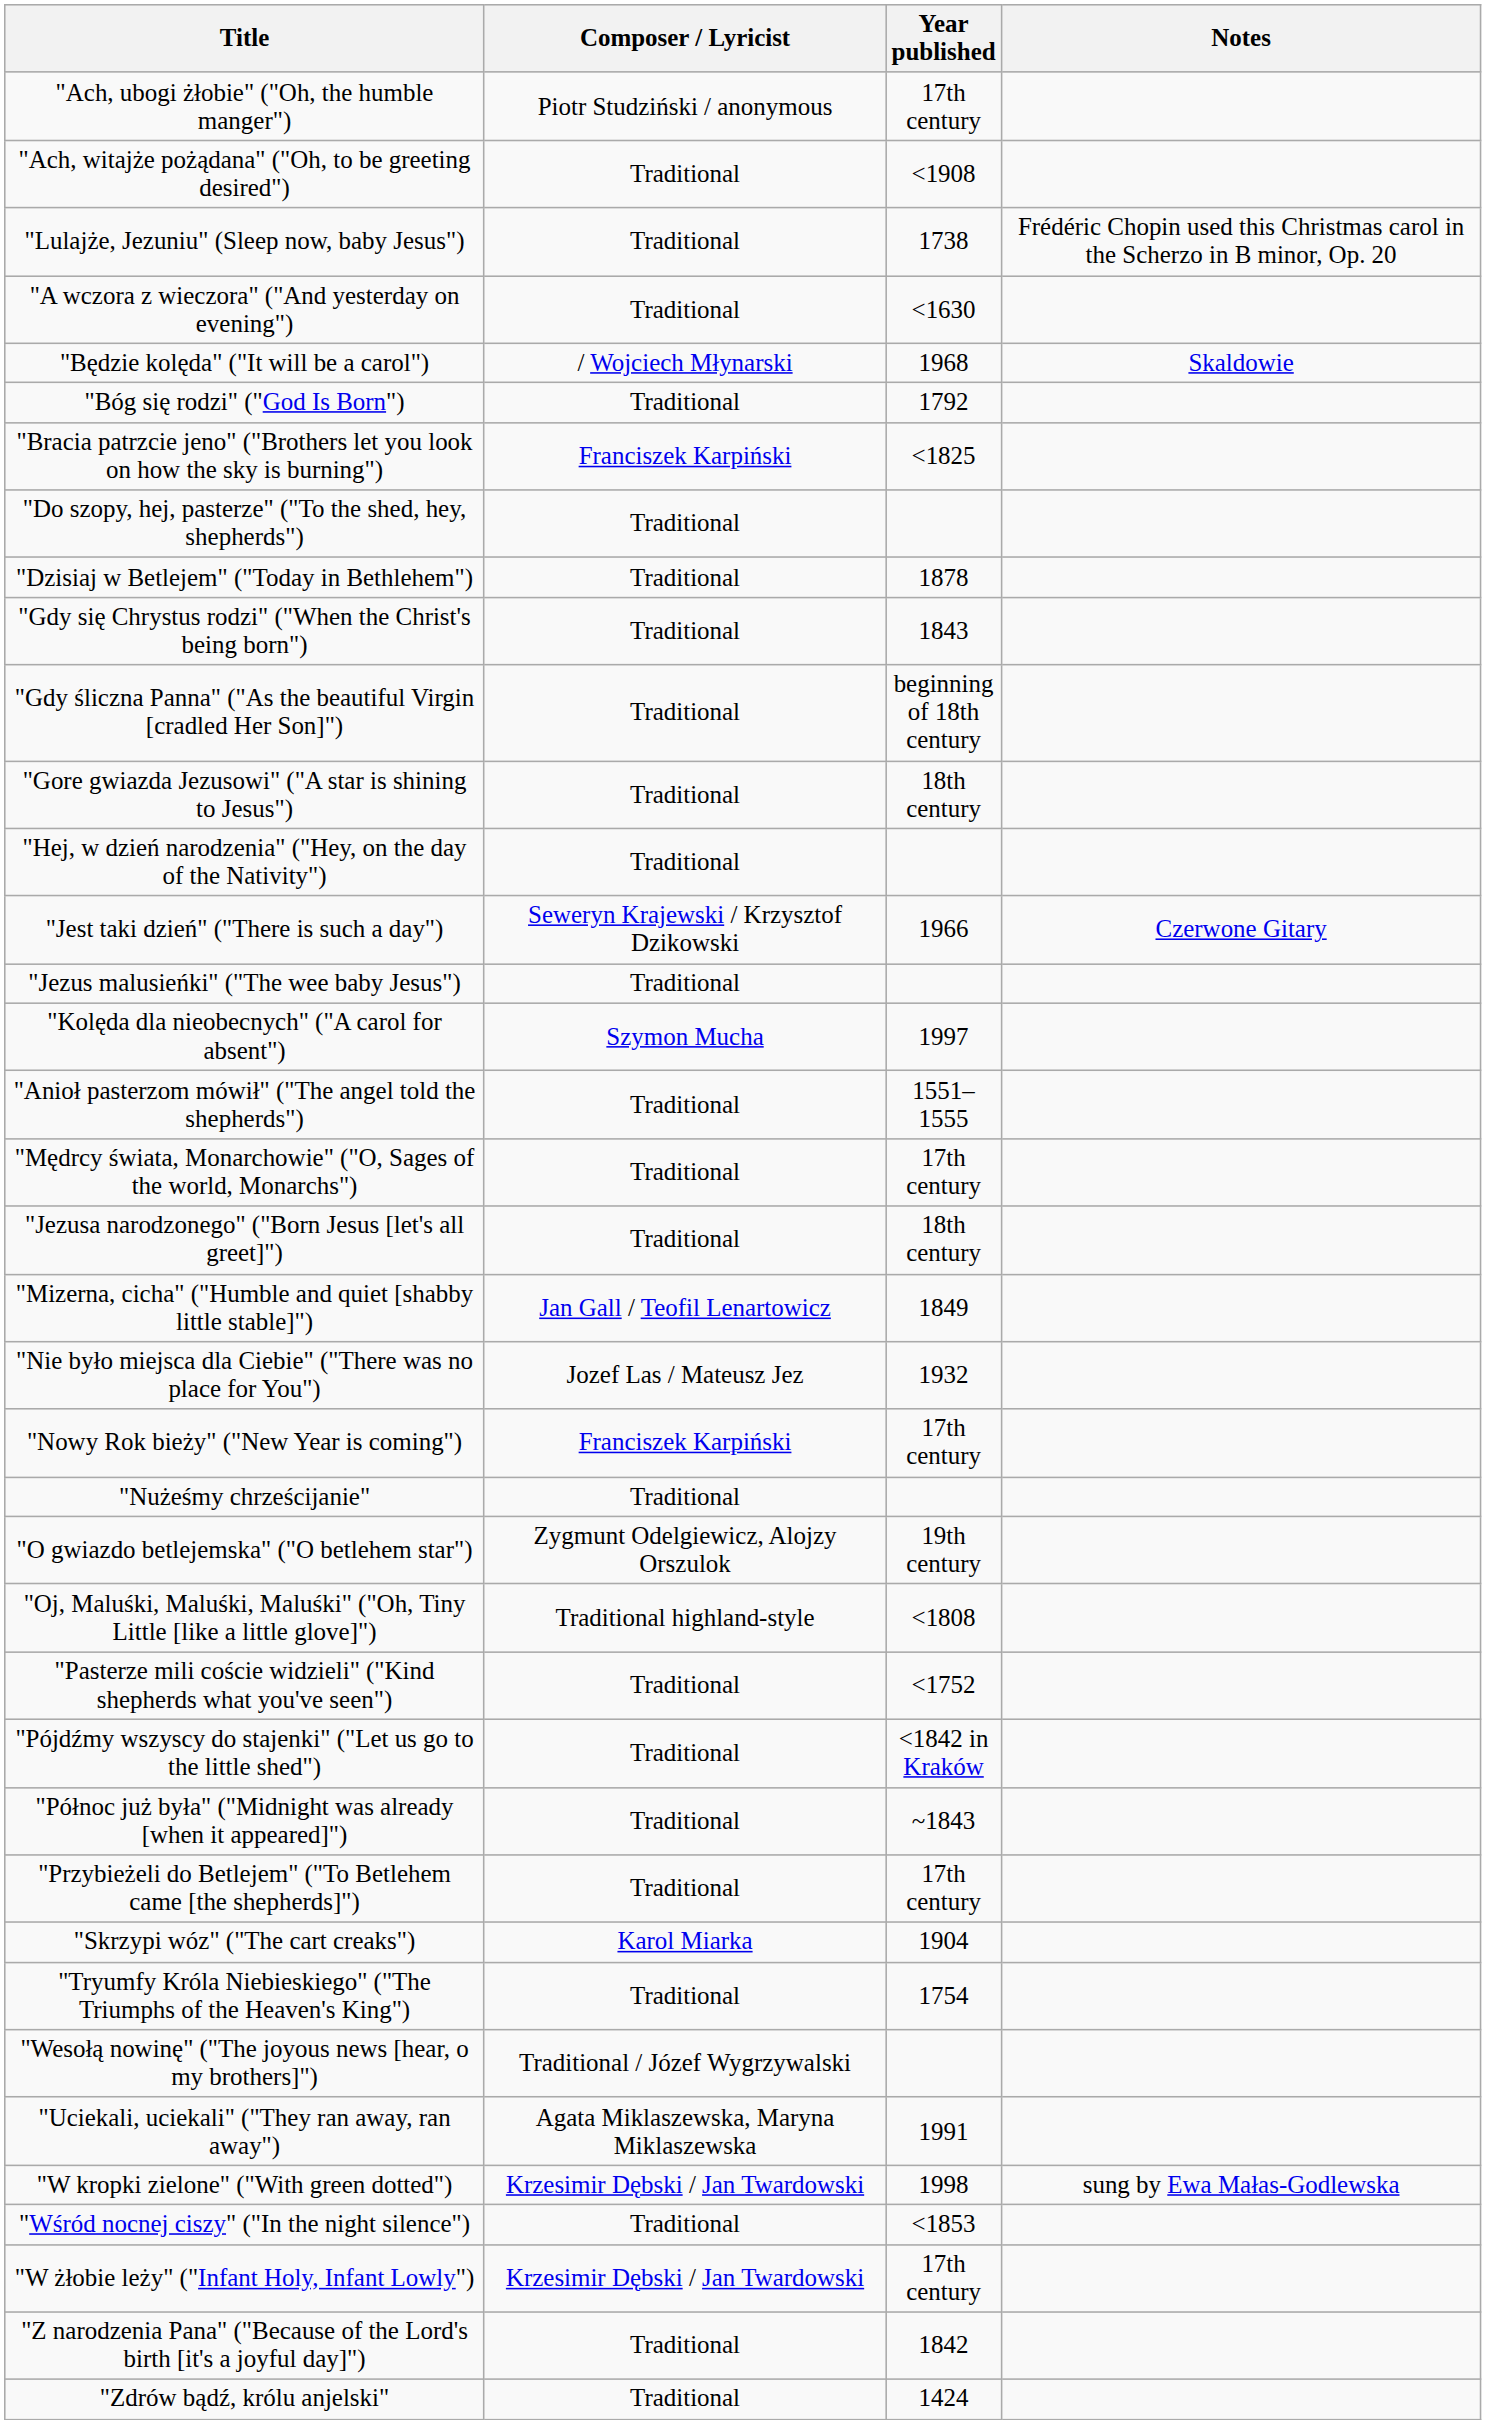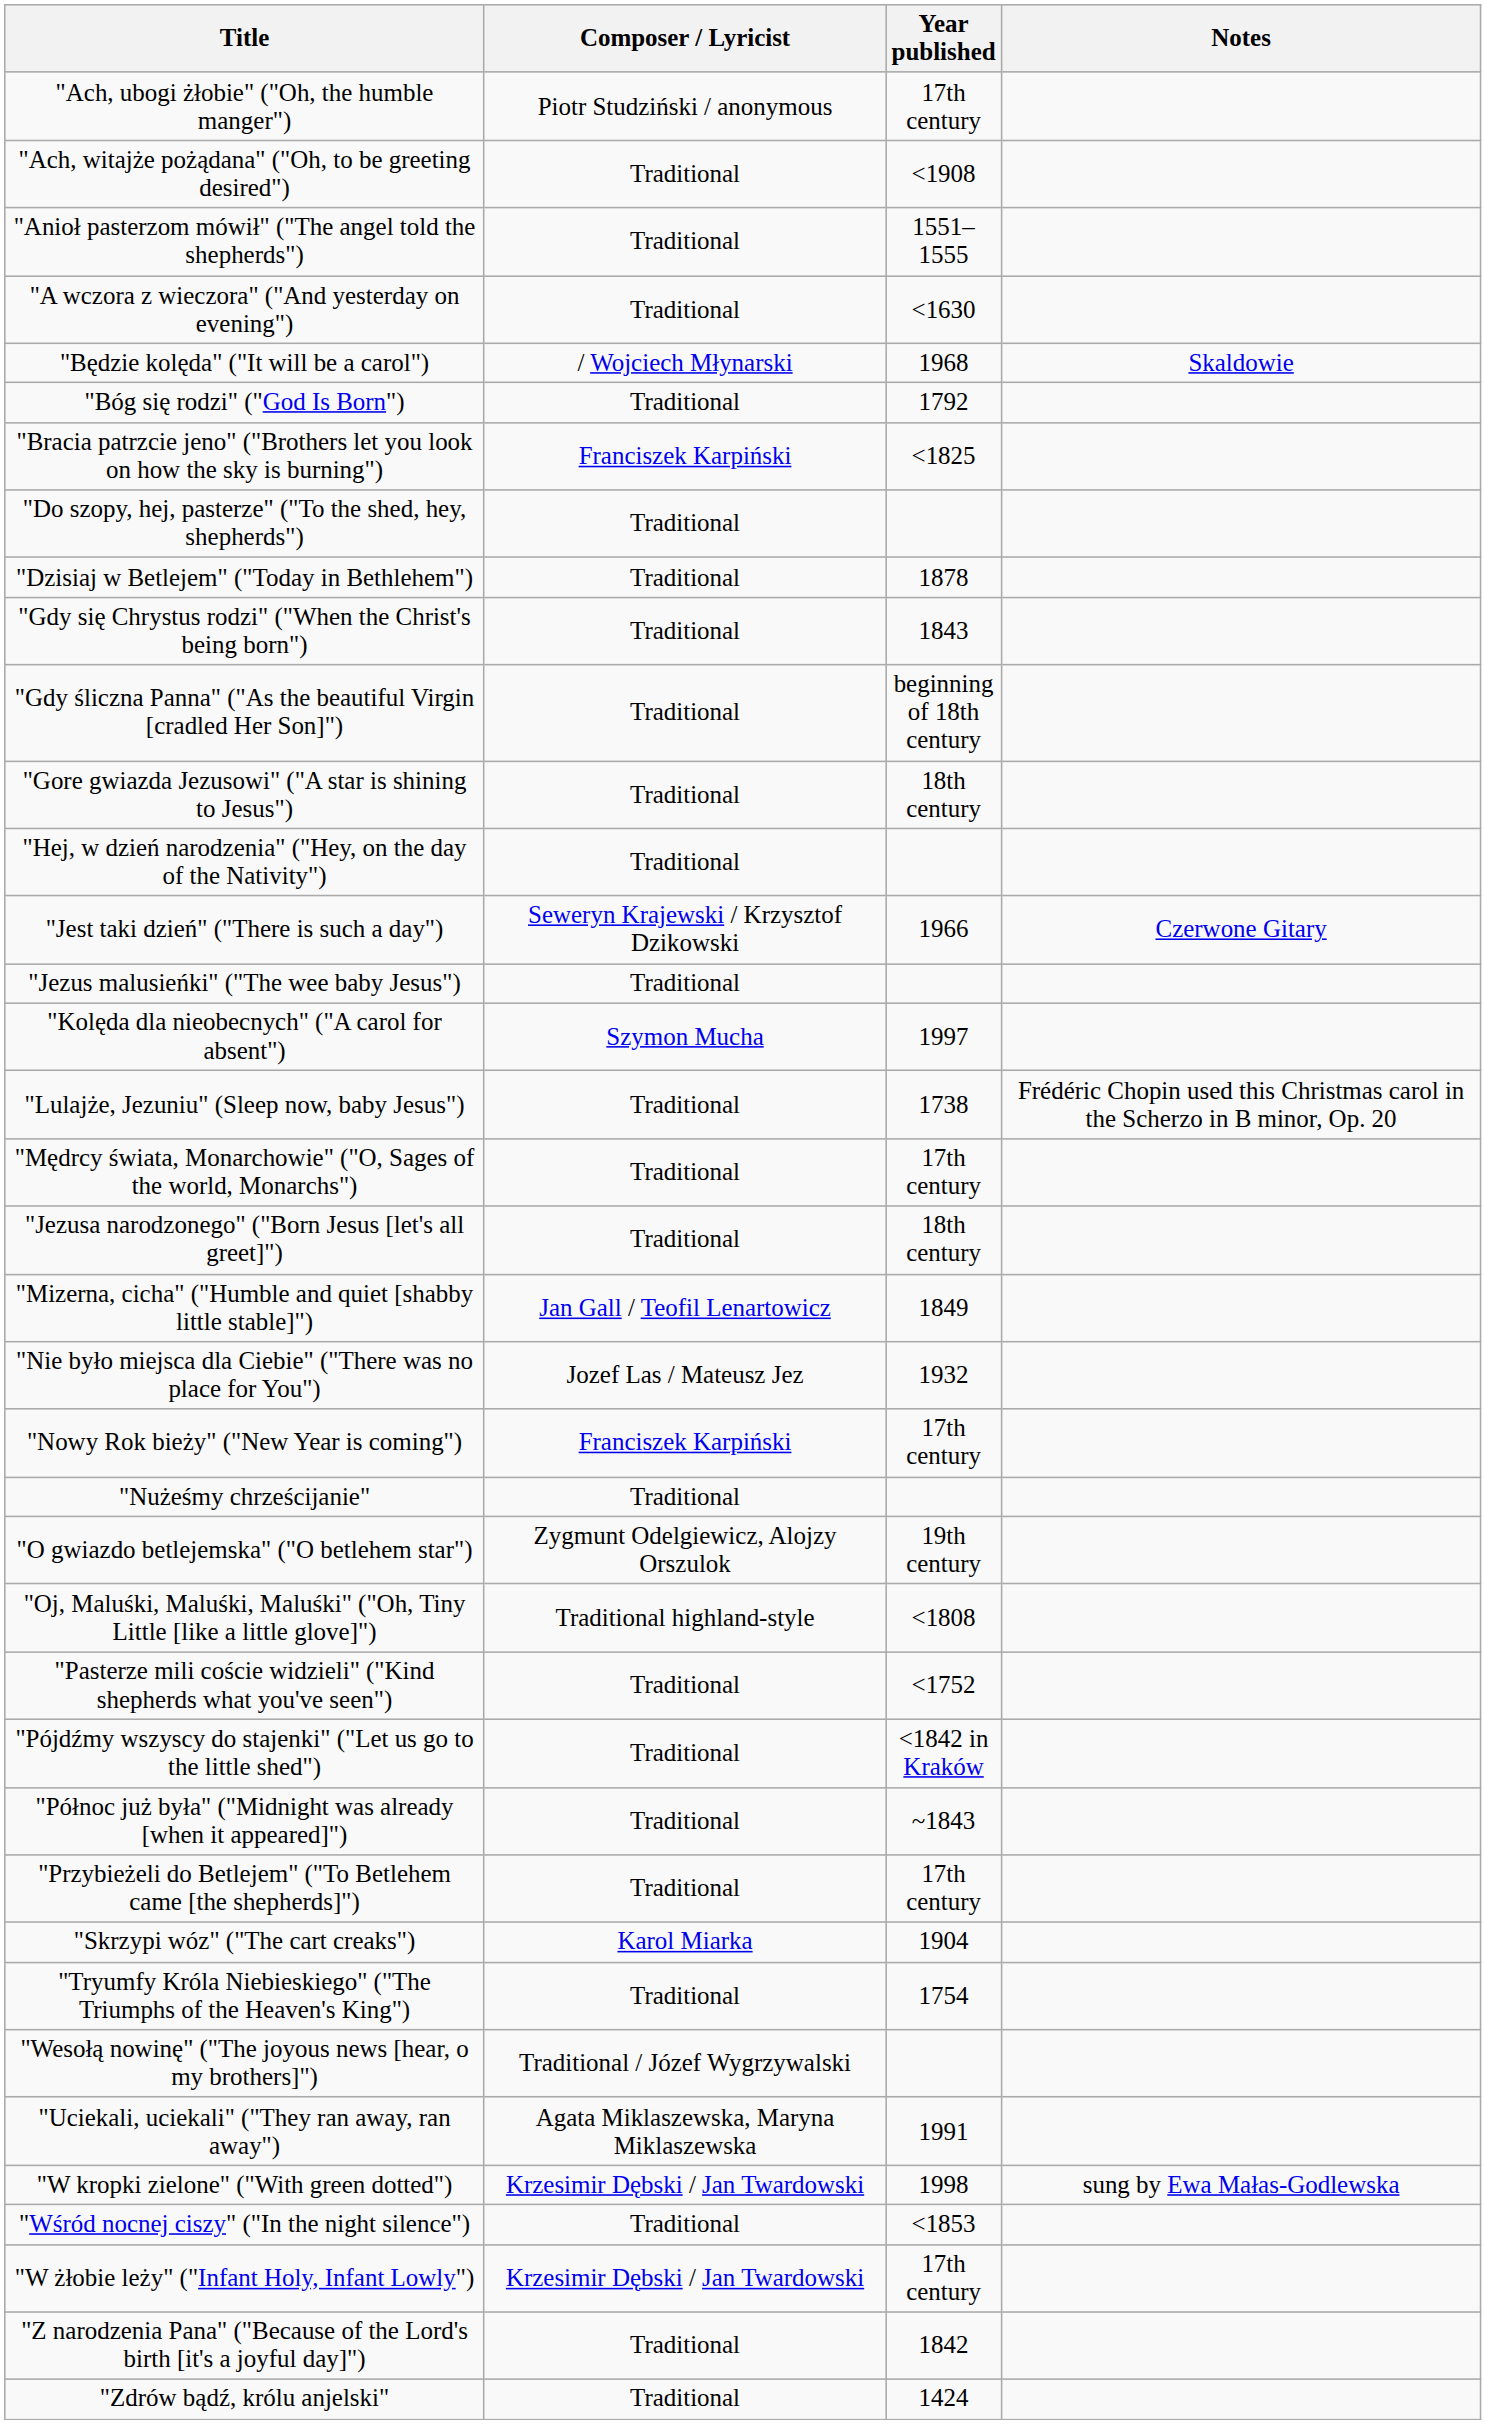rows swapped: (245, 1104) <-> (245, 241)
